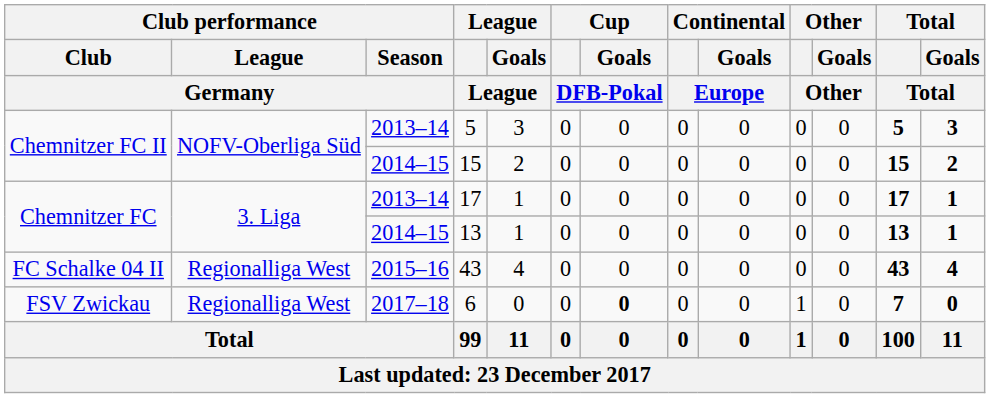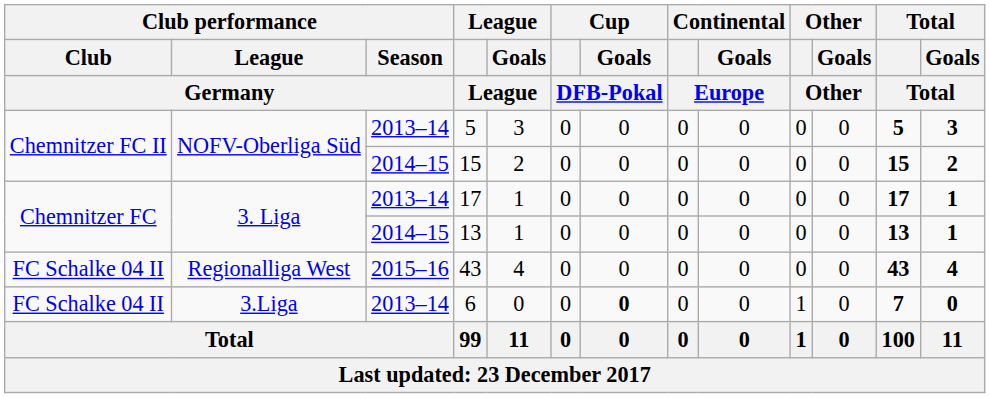(88, 304) FSV Zwickau -> (88, 304) FC Schalke 04 II
(269, 304) Regionalliga West -> (269, 304) 3.Liga
(410, 304) 2017–18 -> (410, 304) 2013–14
